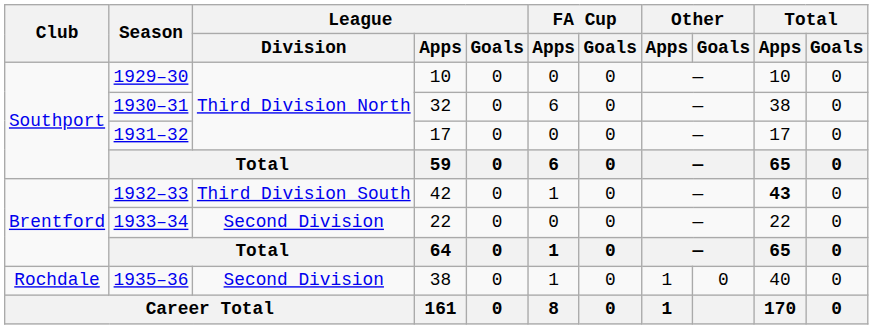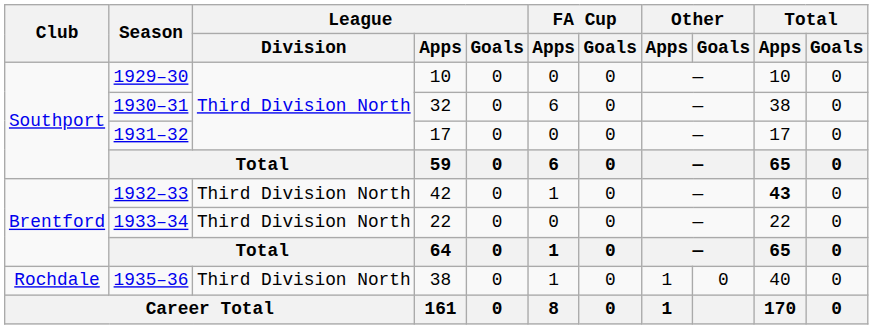(304, 193) Third Division South -> (304, 193) Third Division North
(304, 222) Second Division -> (304, 222) Third Division North
(304, 280) Second Division -> (304, 280) Third Division North
